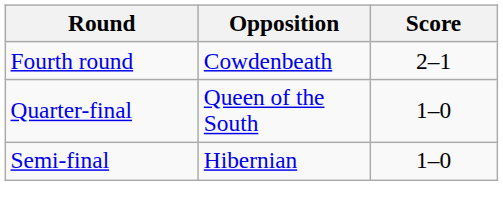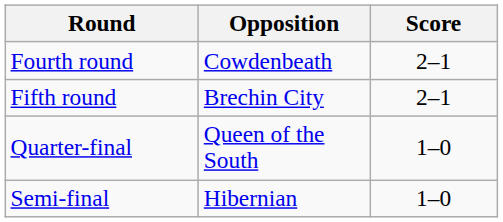+ row: (63, 97)
